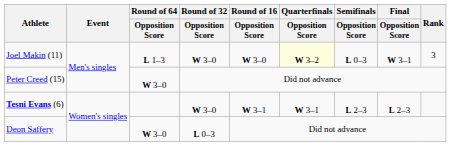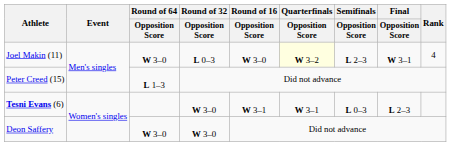(154, 60) L 1–3 -> (154, 60) W 3–0
(204, 60) W 3–0 -> (204, 60) L 0–3
(356, 60) L 0–3 -> (356, 60) L 2–3
(433, 55) 3 -> (433, 55) 4
(154, 85) W 3–0 -> (154, 85) L 1–3
(356, 110) L 2–3 -> (356, 110) L 0–3
(204, 135) L 0–3 -> (204, 135) W 3–0
